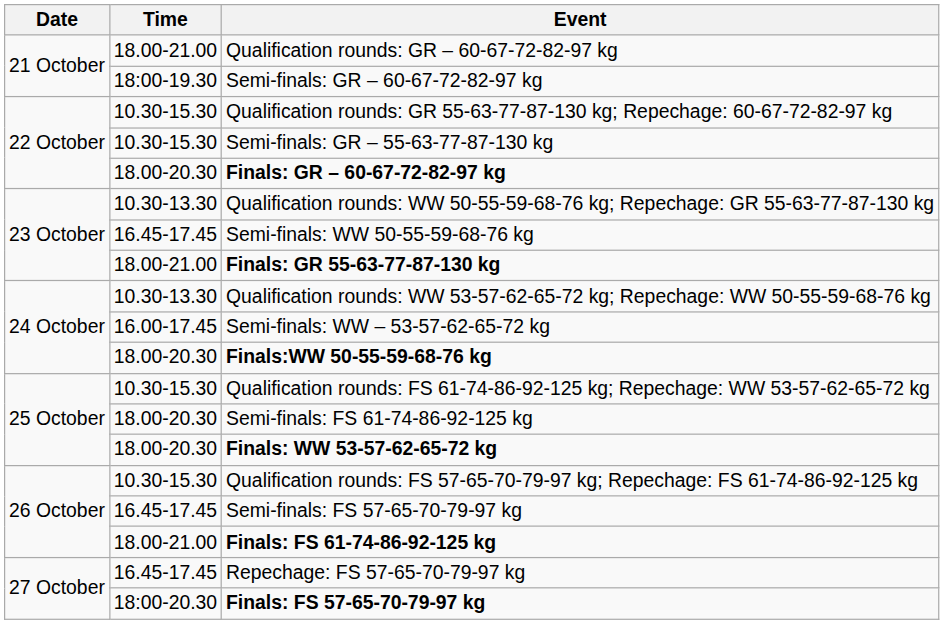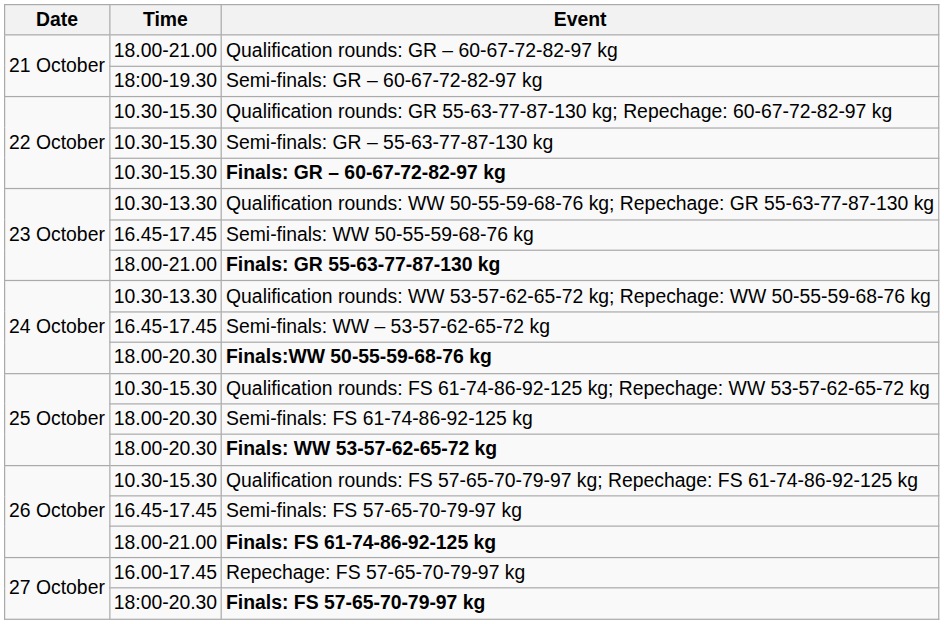(165, 173) 18.00-20.30 -> (165, 173) 10.30-15.30
(165, 326) 16.00-17.45 -> (165, 326) 16.45-17.45
(165, 572) 16.45-17.45 -> (165, 572) 16.00-17.45
